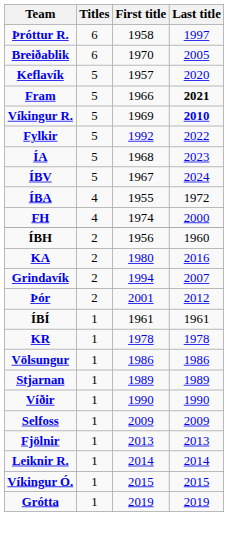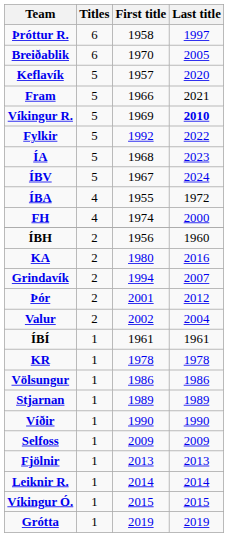(196, 95) bold -> (196, 95) normal
+ row: (40, 319)
